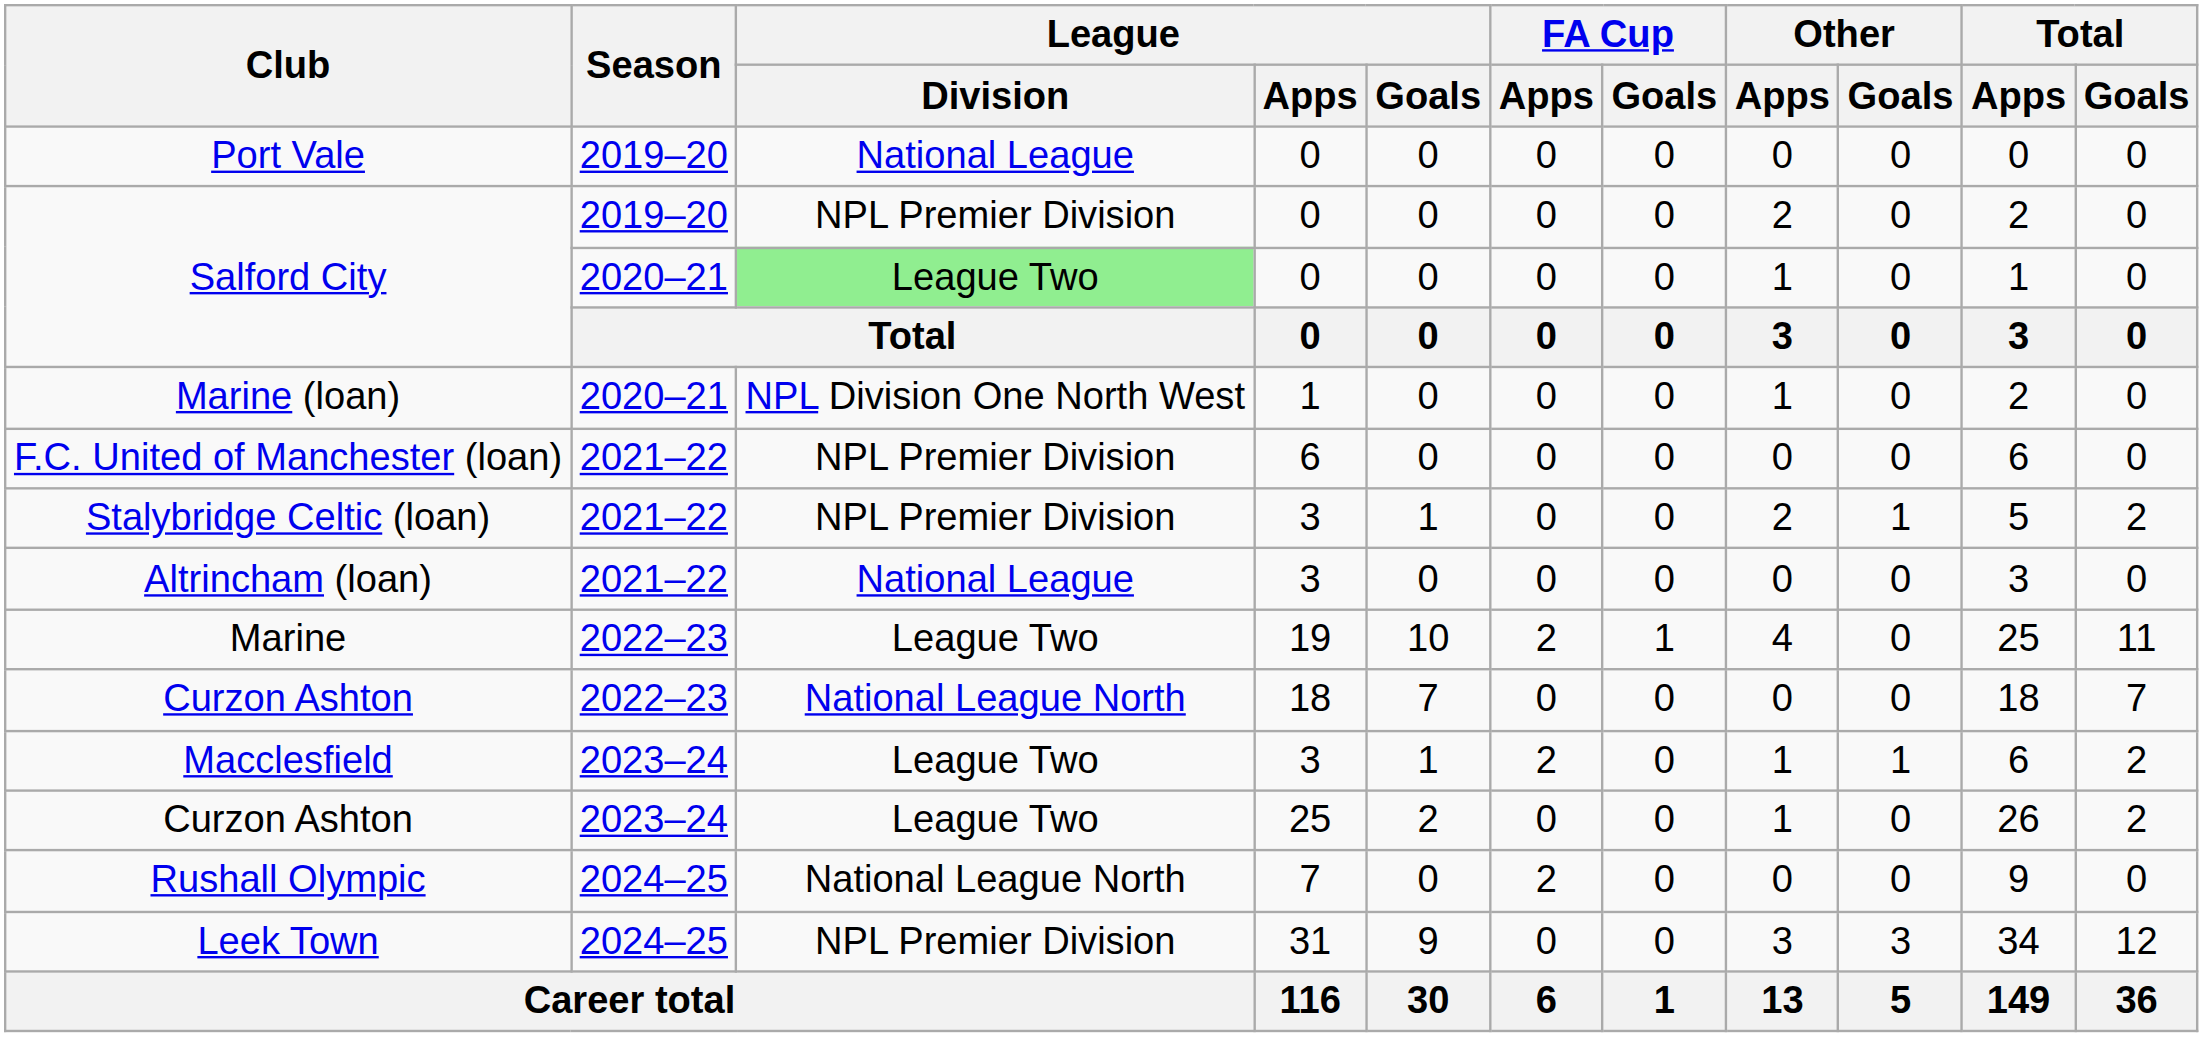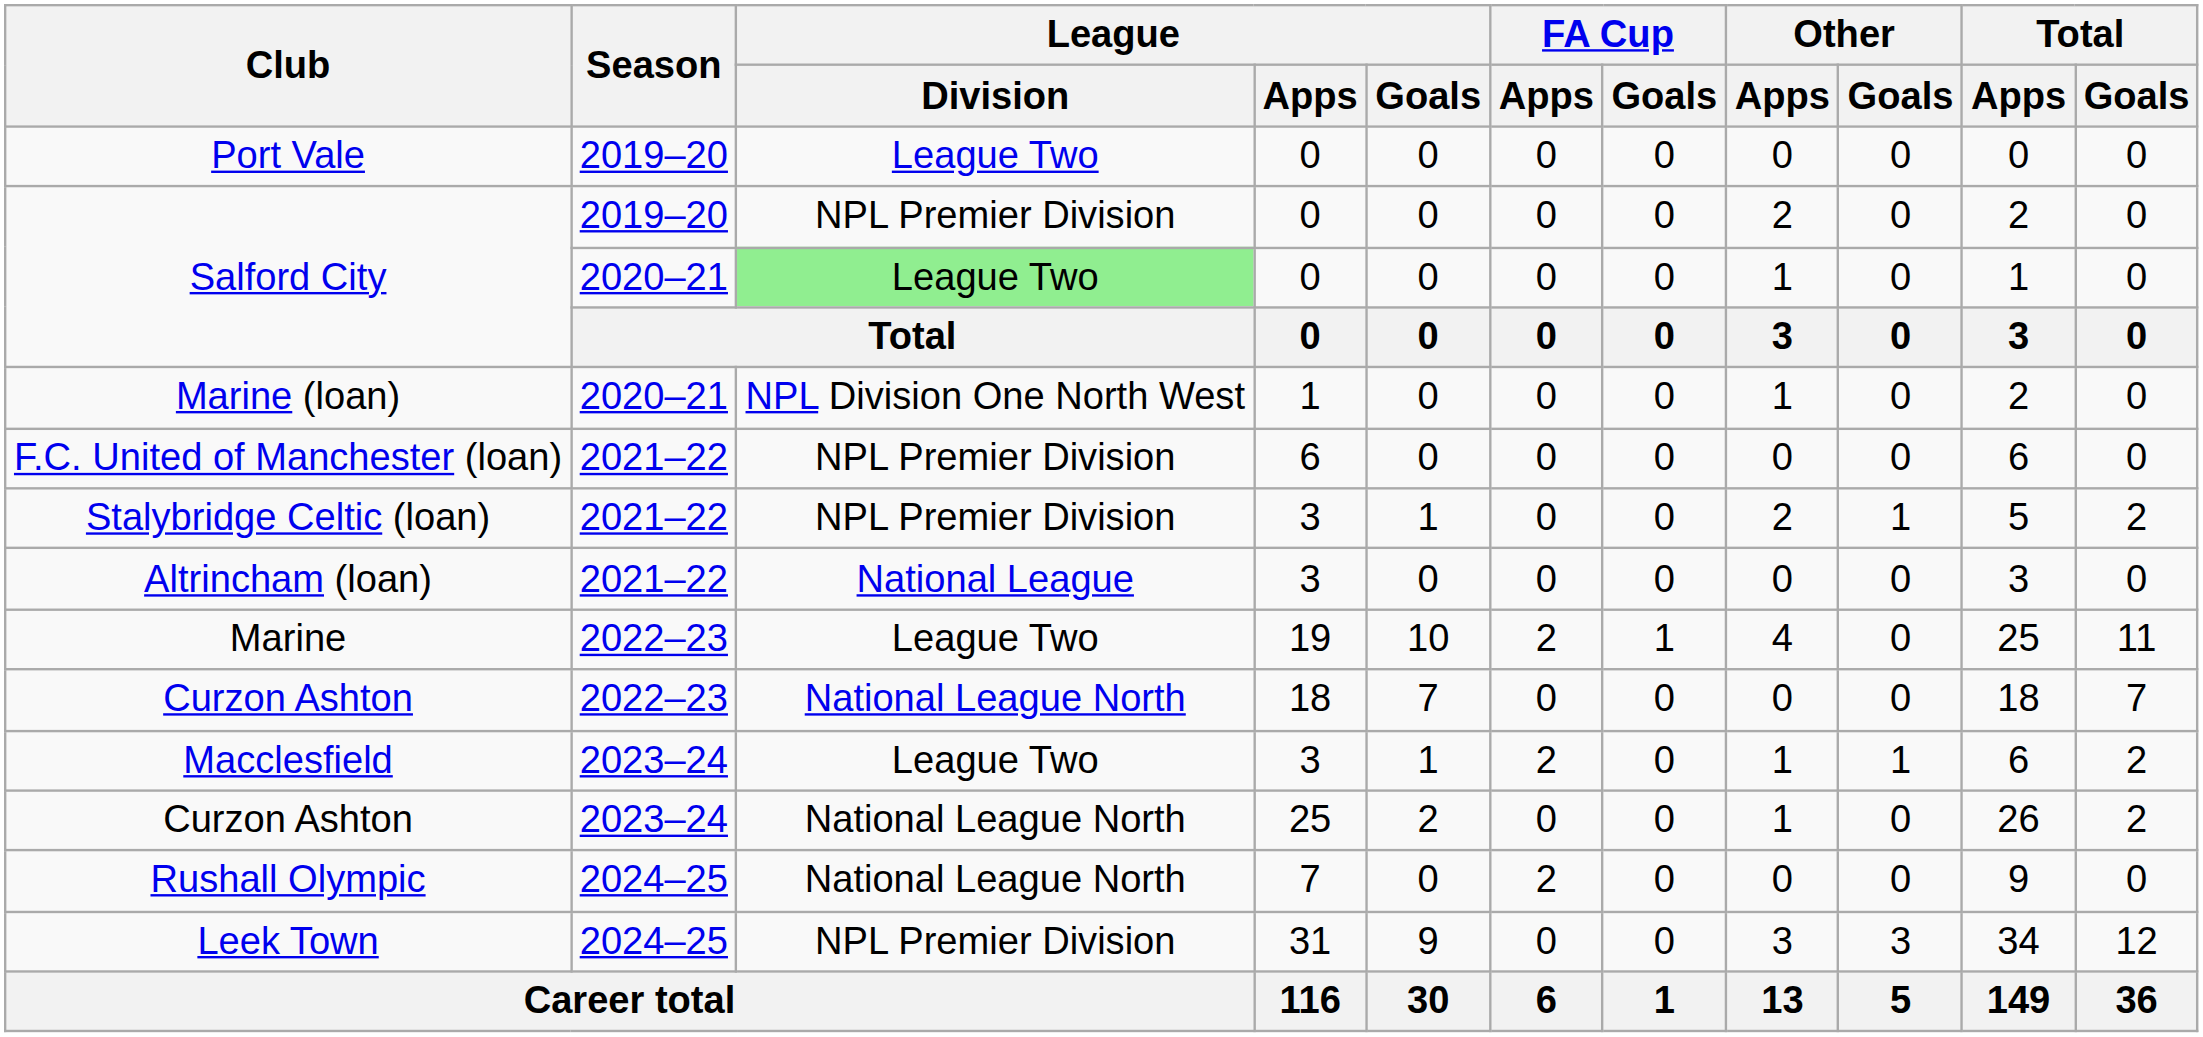(995, 155) National League -> (995, 155) League Two
(995, 819) League Two -> (995, 819) National League North
